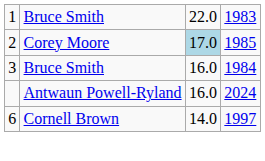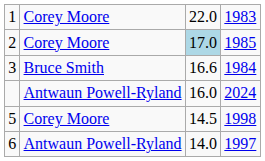(64, 17) Bruce Smith -> (66, 17) Corey Moore
(203, 67) 16.0 -> (203, 67) 16.6
+ row: (12, 118)
(71, 118) Cornell Brown -> (103, 144) Antwaun Powell-Ryland
